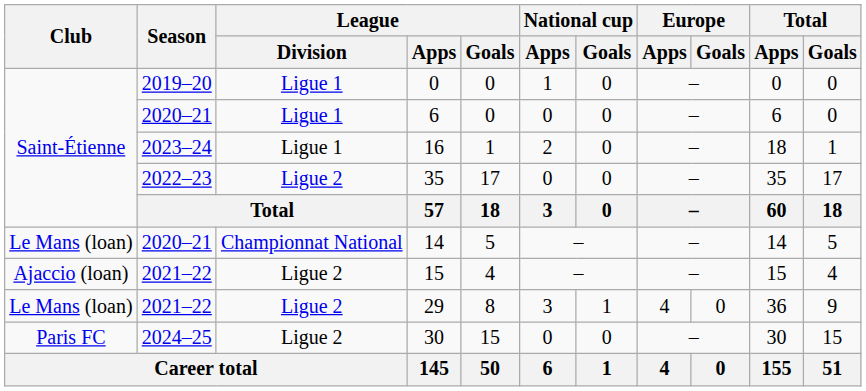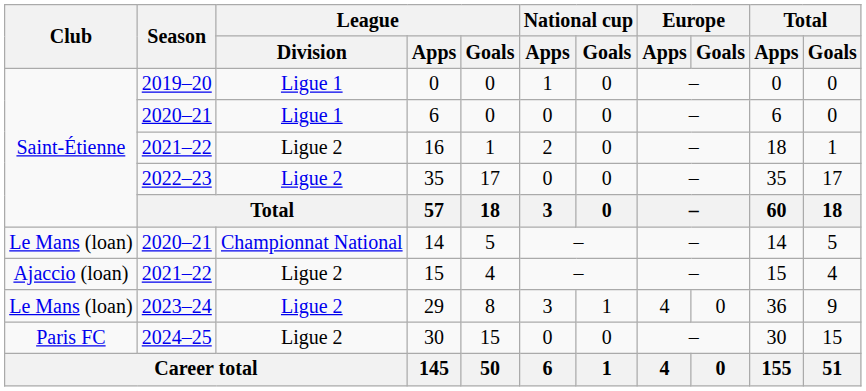(177, 147) 2023–24 -> (177, 147) 2021–22
(312, 147) Ligue 1 -> (312, 147) Ligue 2
(177, 305) 2021–22 -> (177, 305) 2023–24
